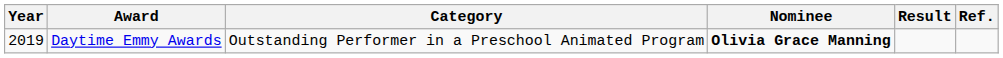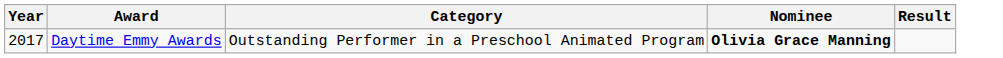- column: (977, 17)
(26, 41) 2019 -> (26, 41) 2017
